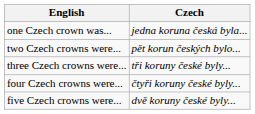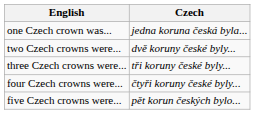(186, 48) pět korun českých bylo... -> (184, 48) dvě koruny české byly...
(184, 100) dvě koruny české byly... -> (186, 100) pět korun českých bylo...
